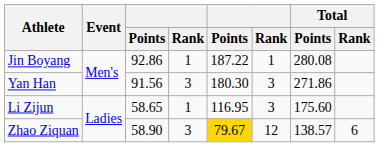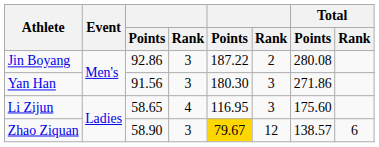(188, 61) 1 -> (188, 61) 3
(271, 61) 1 -> (271, 61) 2
(188, 107) 1 -> (188, 107) 4
